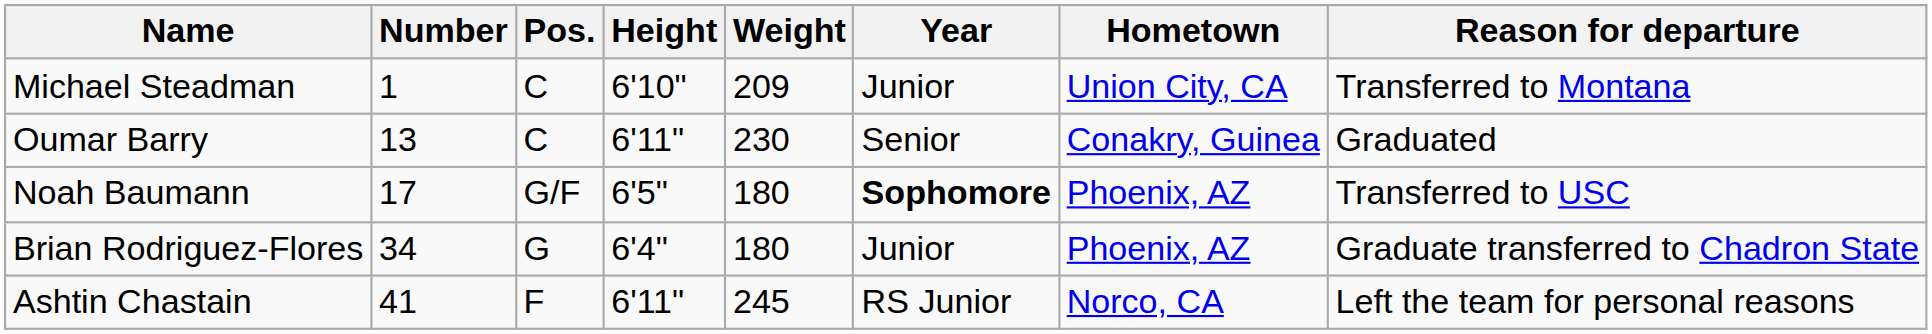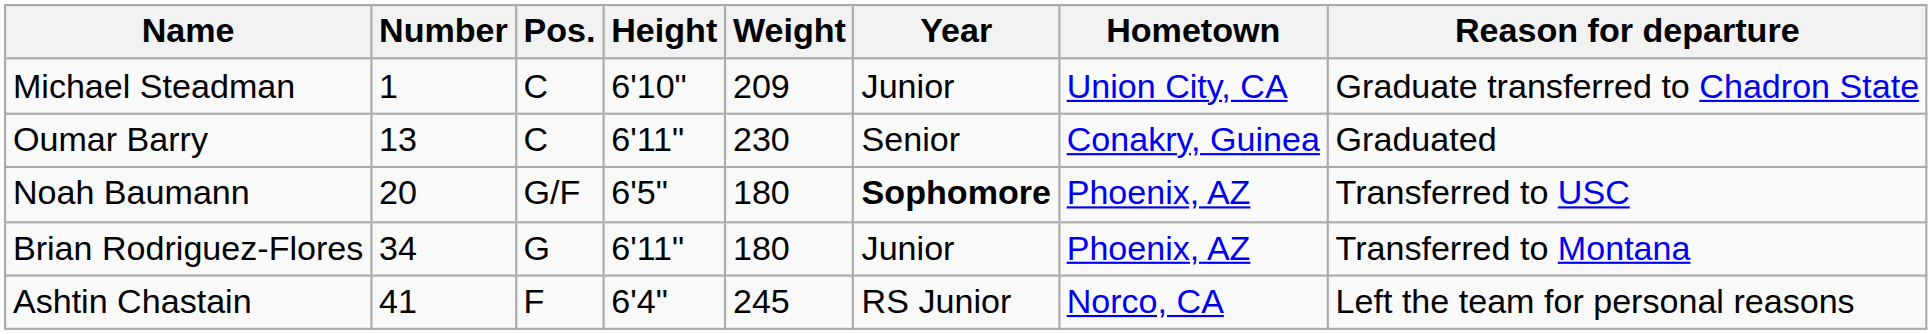(1513, 85) Transferred to Montana -> (1627, 85) Graduate transferred to Chadron State
(398, 193) 17 -> (398, 193) 20
(639, 247) 6'4" -> (648, 247) 6'11"
(1627, 247) Graduate transferred to Chadron State -> (1513, 247) Transferred to Montana
(648, 301) 6'11" -> (639, 301) 6'4"
